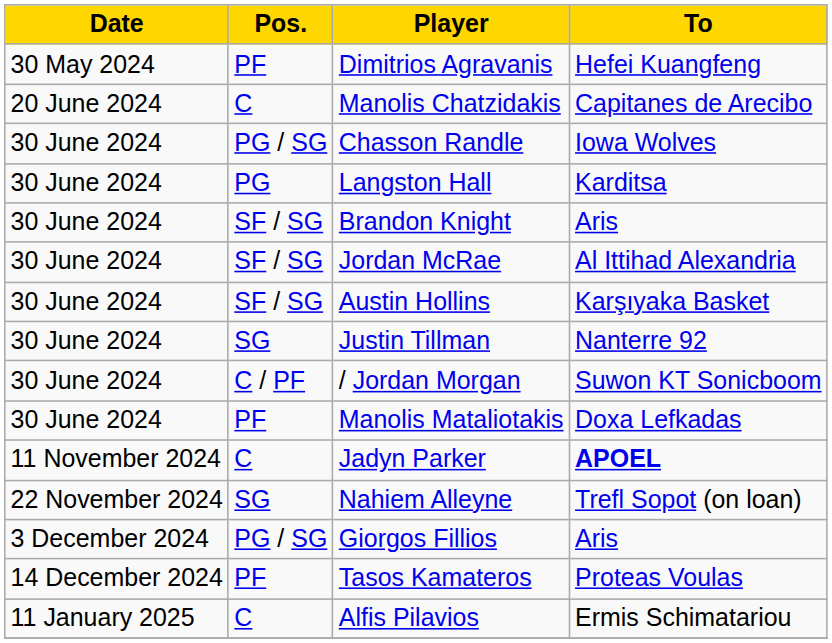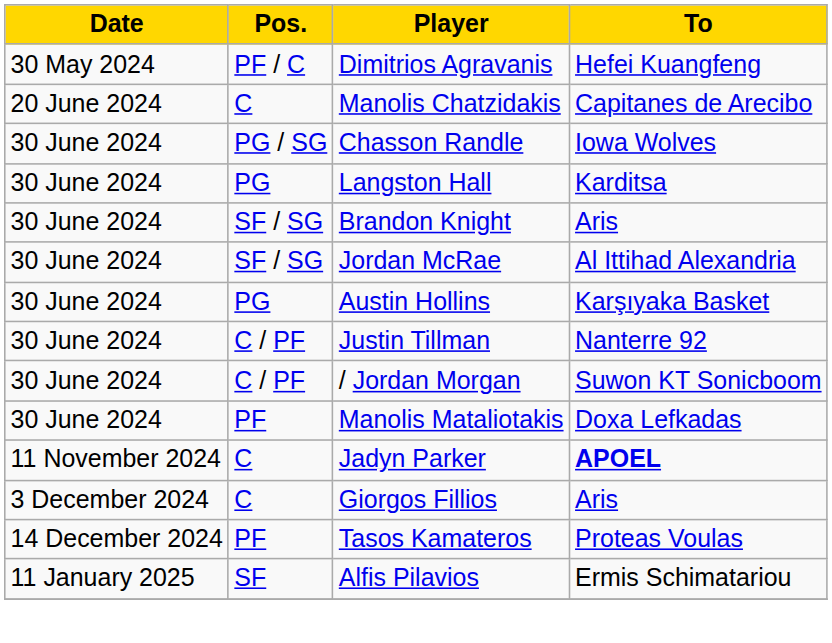(250, 63) PF -> (270, 63) PF / C
(279, 301) SF / SG -> (252, 301) PG
(252, 340) SG -> (270, 340) C / PF
- row: (426, 499)
(281, 538) PG / SG -> (243, 499) C
(243, 618) C -> (250, 578) SF
